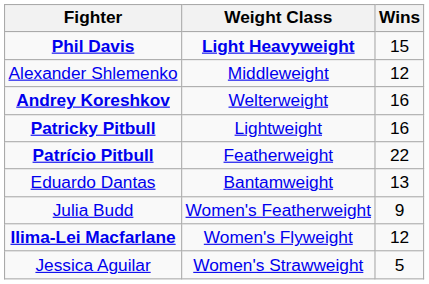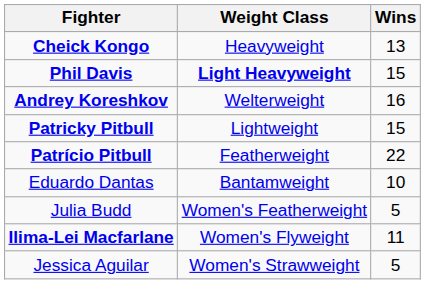+ row: (91, 45)
- row: (93, 73)
(400, 127) 16 -> (396, 127) 15
(400, 182) 13 -> (396, 182) 10
(400, 210) 9 -> (396, 210) 5
(400, 237) 12 -> (396, 237) 11
